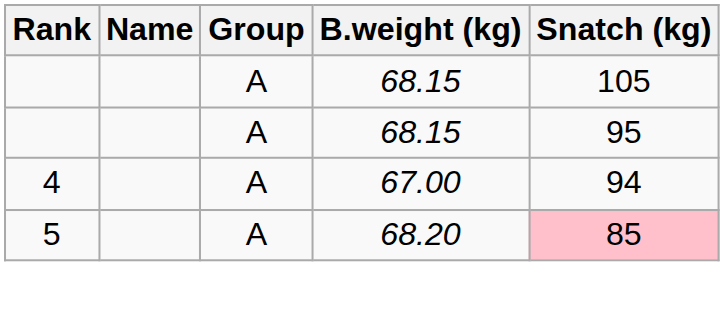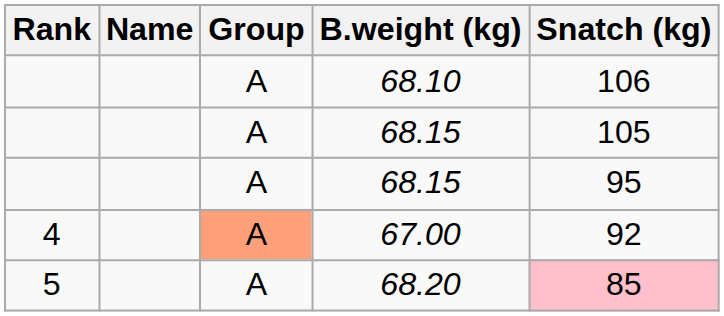+ row: (52, 82)
(257, 183) no background -> (257, 234) lightsalmon background
(624, 183) 94 -> (624, 234) 92
